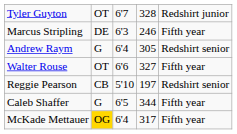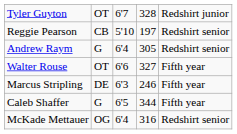rows swapped: (42, 84) <-> (45, 31)
(102, 119) gold background -> (102, 119) no background
(148, 119) 317 -> (148, 119) 316
(183, 119) Fifth year -> (195, 119) Redshirt senior
